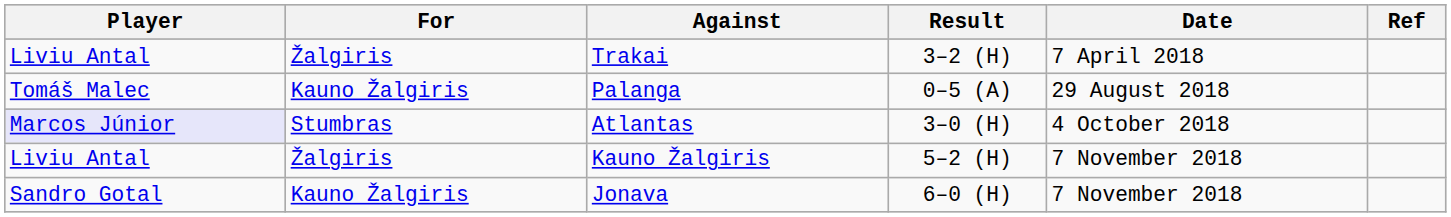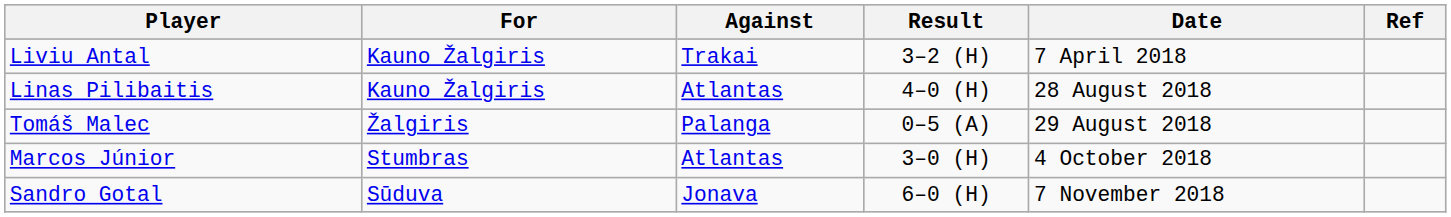(342, 57) Žalgiris -> (456, 57) Kauno Žalgiris
+ row: (946, 91)
(380, 91) Kauno Žalgiris -> (418, 126) Žalgiris
(93, 126) lavender background -> (93, 160) no background
- row: (967, 160)
(380, 195) Kauno Žalgiris -> (405, 195) Sūduva
